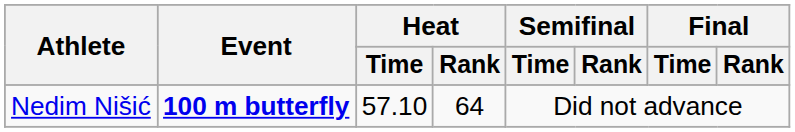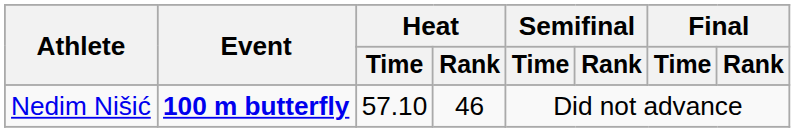(470, 106) 64 -> (470, 106) 46
